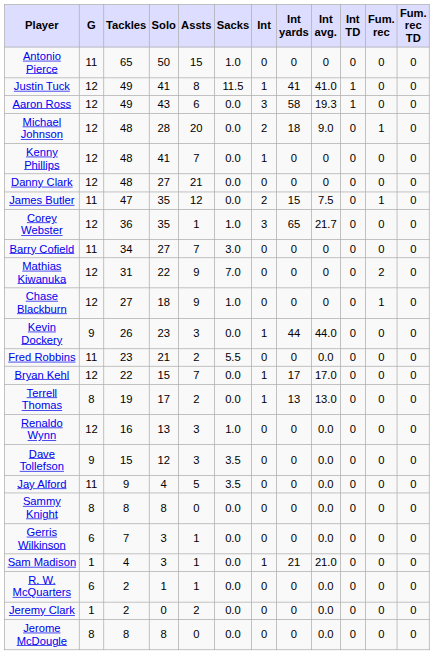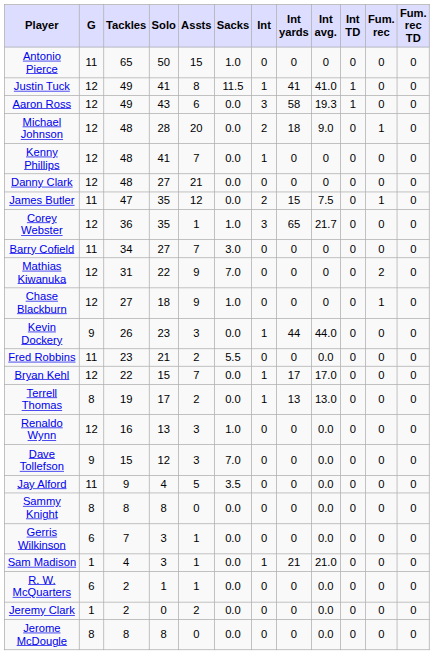(233, 460) 3.5 -> (233, 460) 7.0
